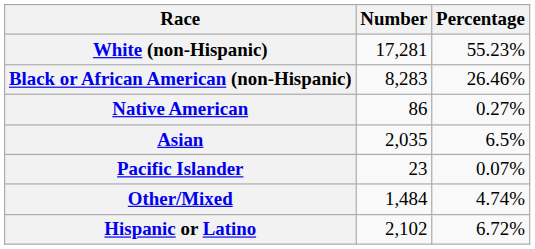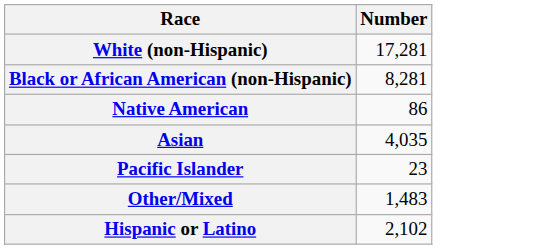- column: (480, 19)
(406, 79) 8,283 -> (406, 79) 8,281
(406, 139) 2,035 -> (406, 139) 4,035
(406, 199) 1,484 -> (406, 199) 1,483
